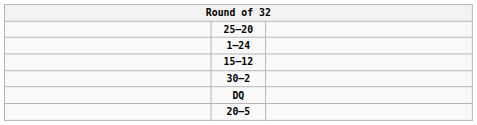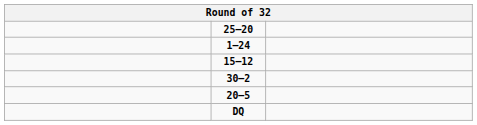rows swapped: (238, 111) <-> (238, 95)
